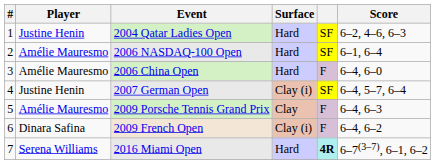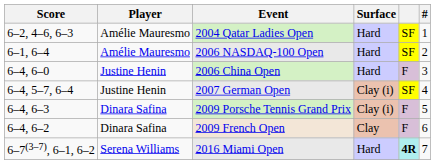columns swapped: (10, 14) <-> (384, 14)
(52, 33) Justine Henin -> (145, 33) Amélie Mauresmo
(63, 71) Amélie Mauresmo -> (133, 71) Justine Henin
(63, 109) Amélie Mauresmo -> (133, 109) Dinara Safina
(286, 109) Clay -> (375, 109) Clay (i)
(293, 128) Clay (i) -> (368, 128) Clay
